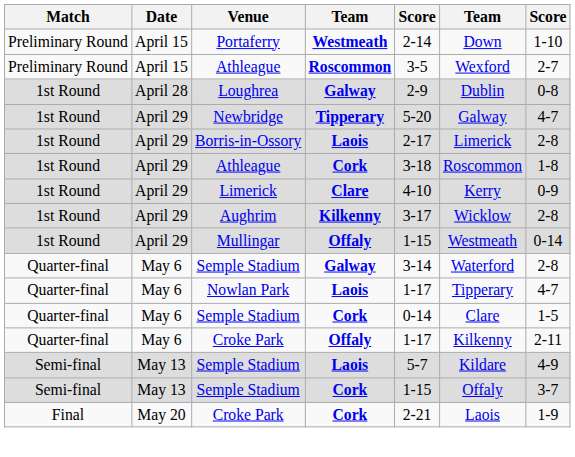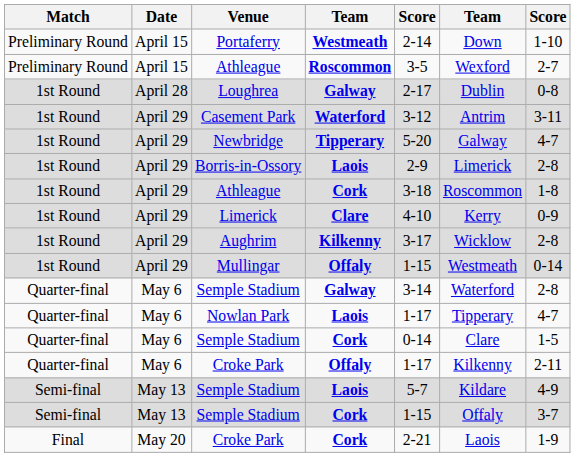(417, 91) 2-9 -> (417, 91) 2-17
+ row: (248, 116)
(417, 141) 2-17 -> (417, 166) 2-9
